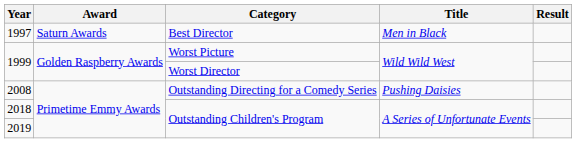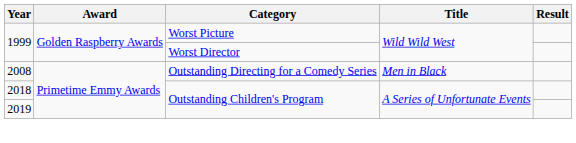- row: (19, 33)
(421, 90) Pushing Daisies -> (414, 71) Men in Black
